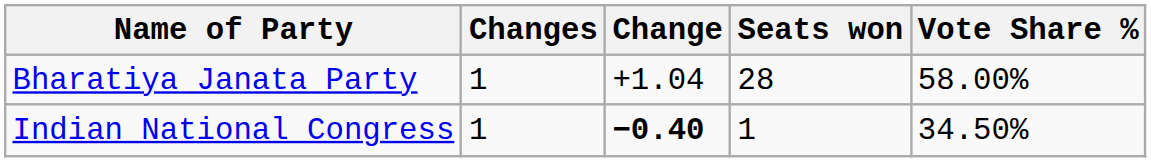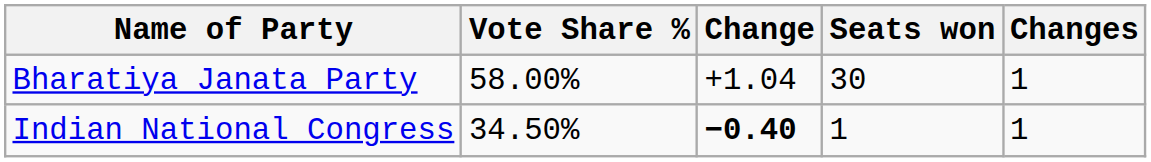columns swapped: (1028, 30) <-> (533, 30)
(756, 80) 28 -> (848, 80) 30
